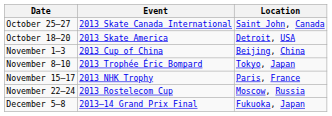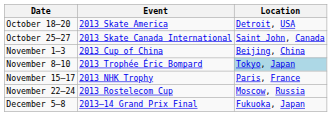rows swapped: (38, 38) <-> (38, 24)
(266, 64) no background -> (266, 64) lightblue background
